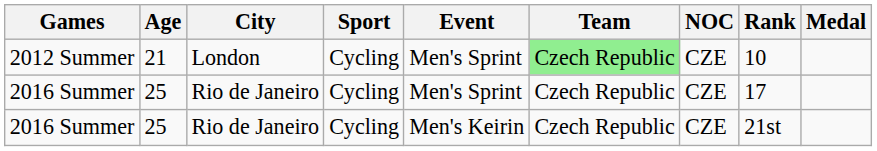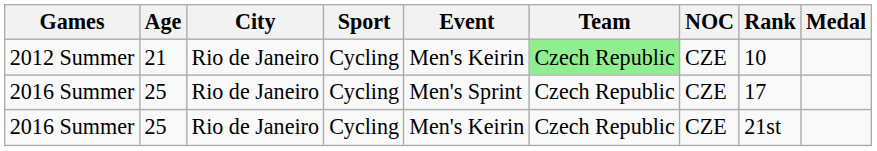(226, 57) London -> (255, 57) Rio de Janeiro
(466, 57) Men's Sprint -> (467, 57) Men's Keirin
